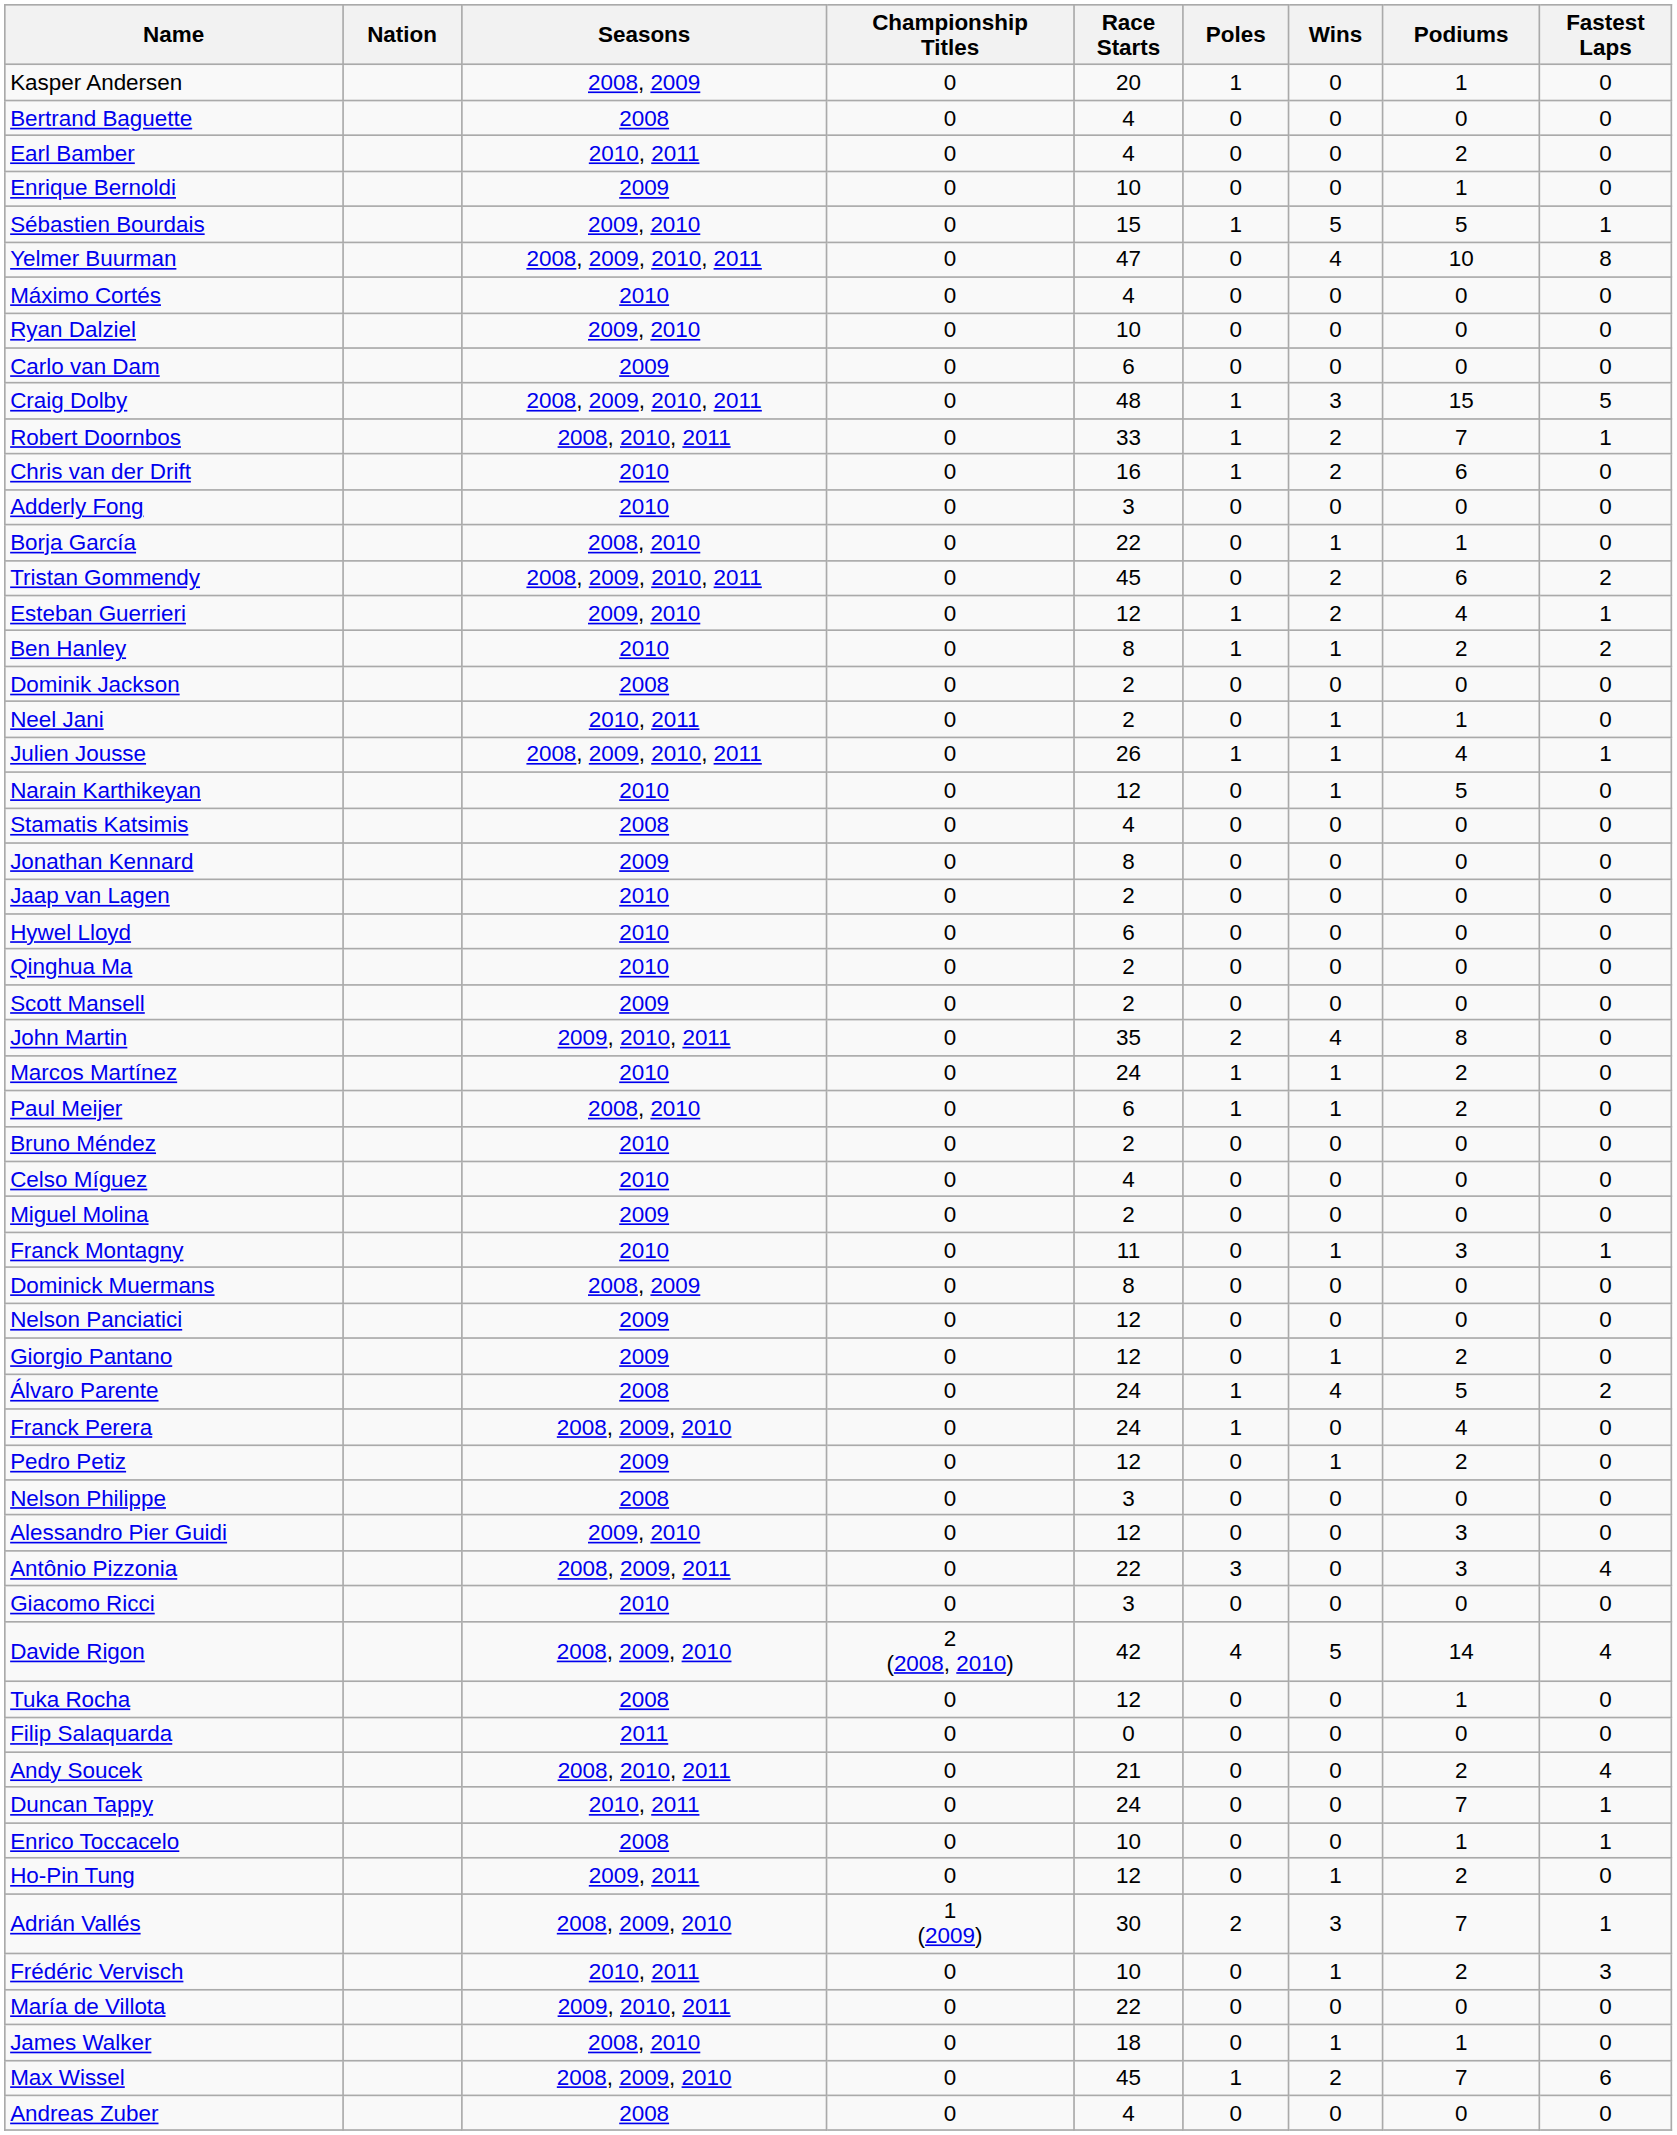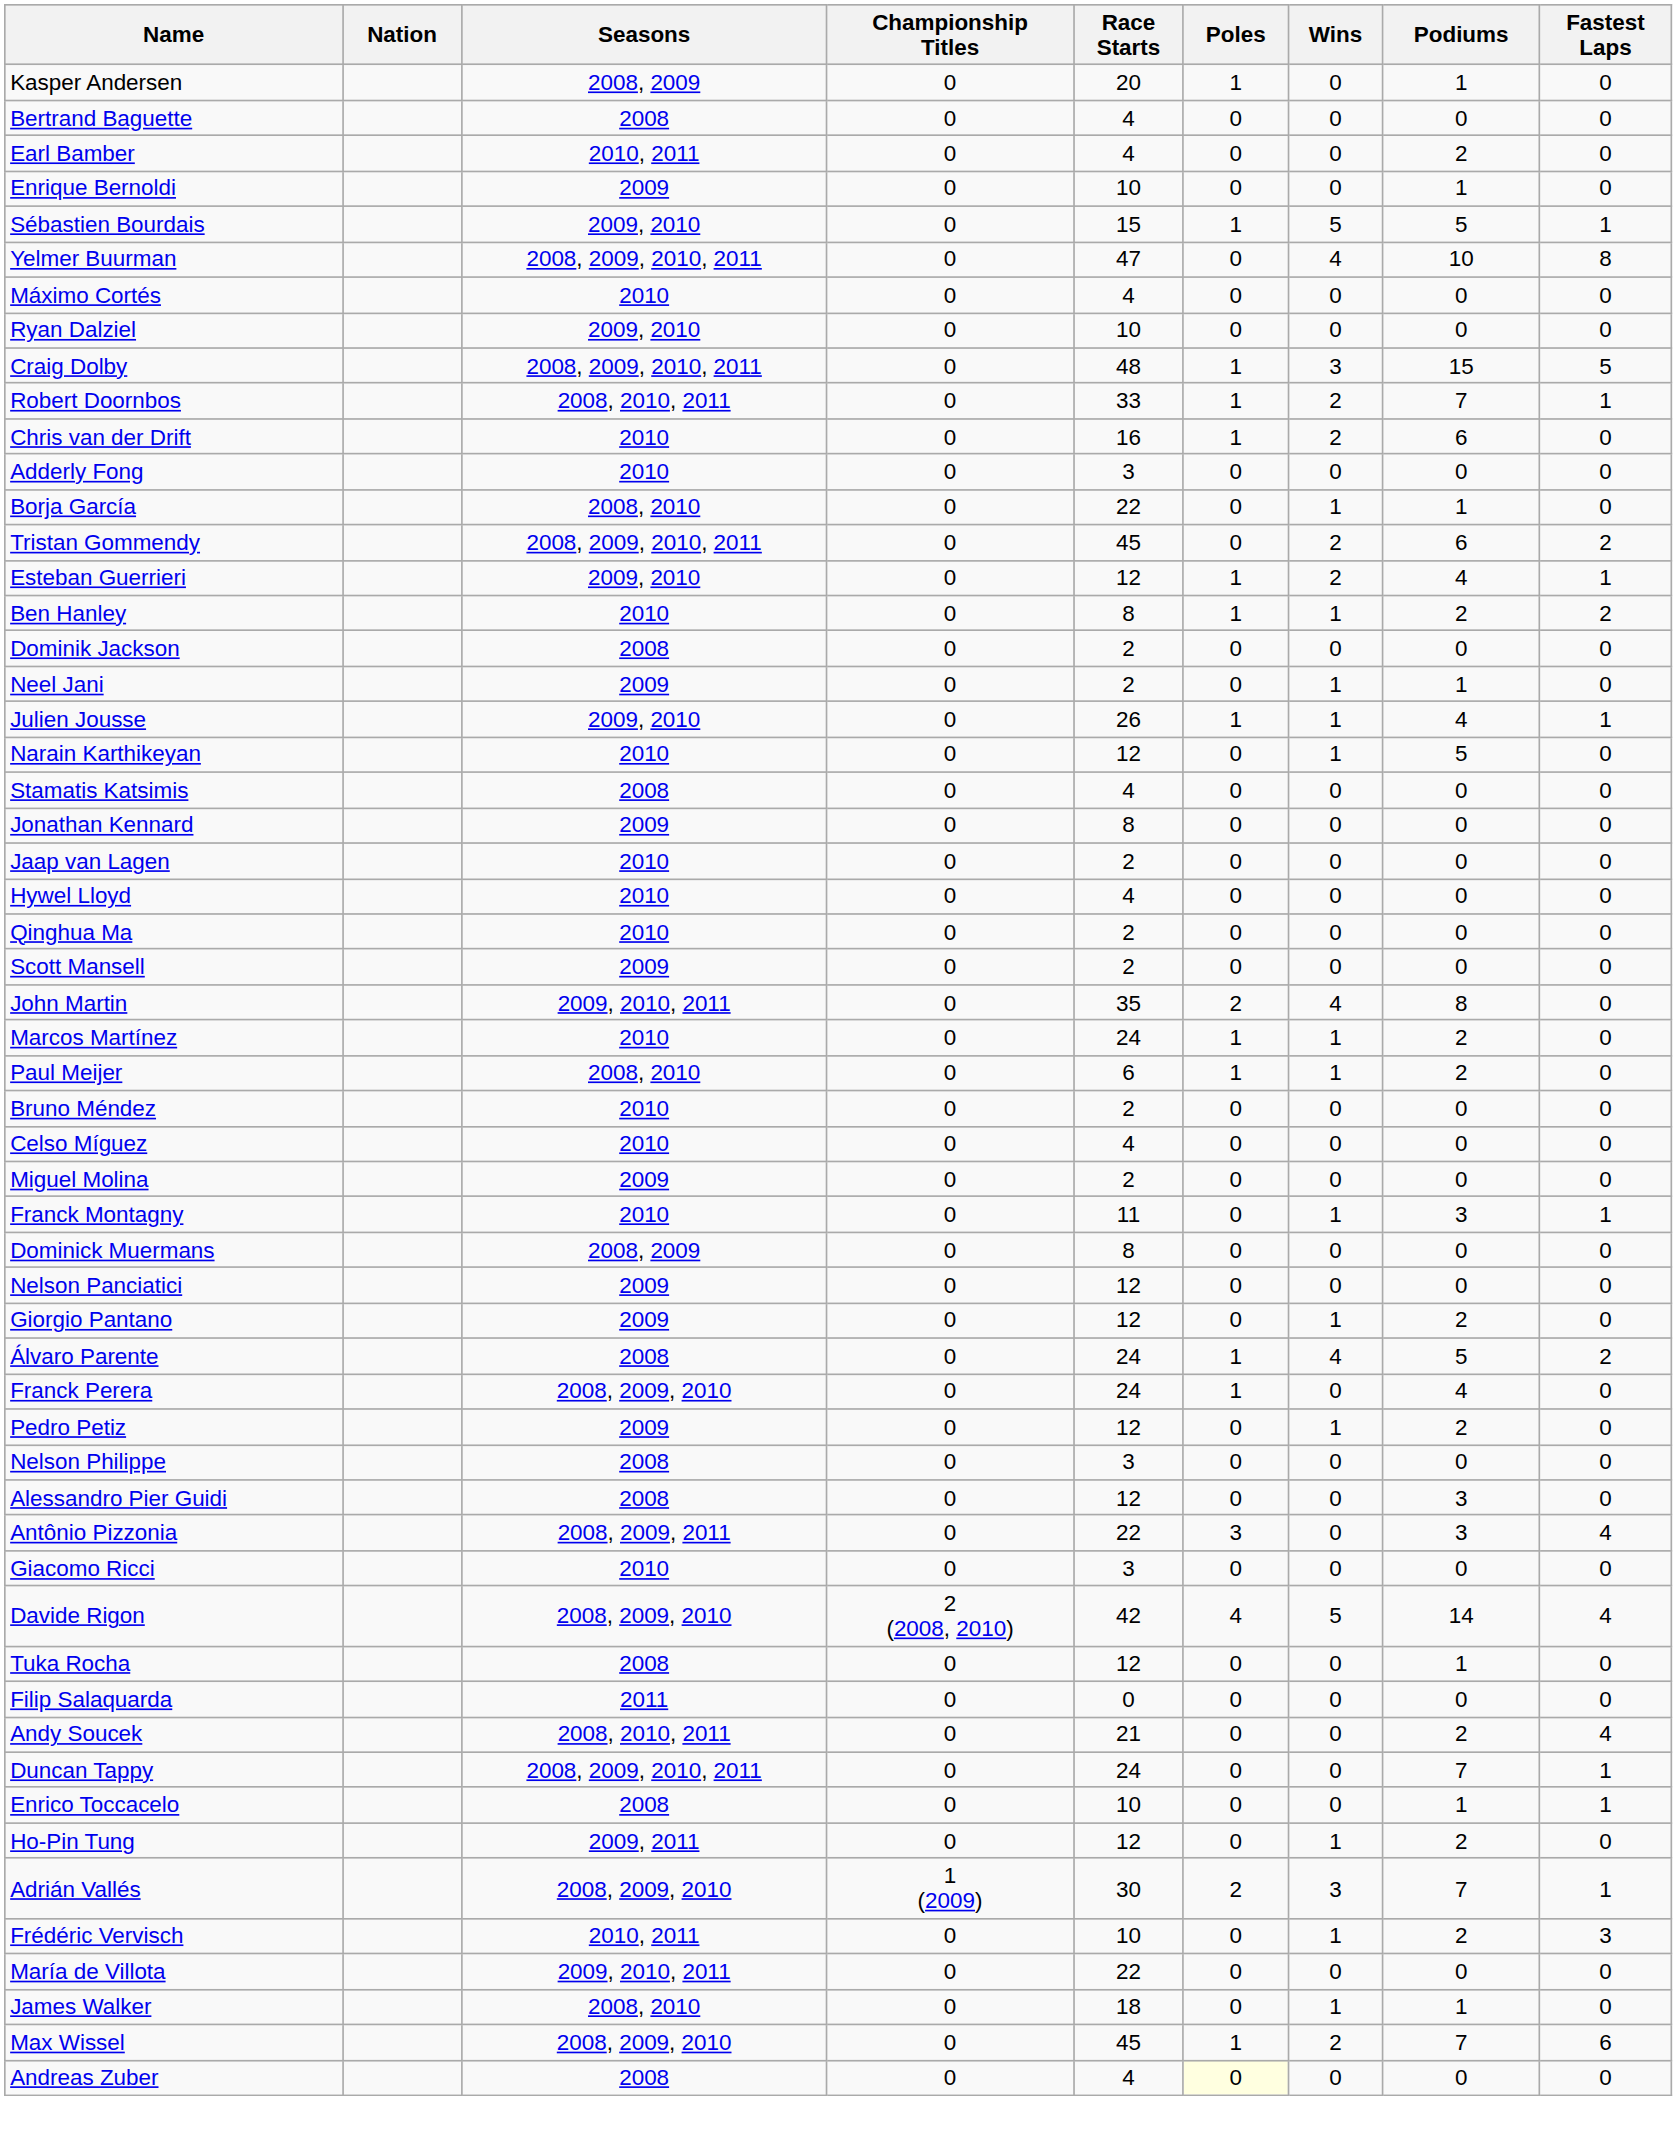- row: (85, 365)
(644, 719) 2010, 2011 -> (644, 684) 2009
(644, 754) 2008, 2009, 2010, 2011 -> (644, 719) 2009, 2010
(1128, 931) 6 -> (1128, 896) 4
(644, 1532) 2009, 2010 -> (644, 1497) 2008
(644, 1805) 2010, 2011 -> (644, 1769) 2008, 2009, 2010, 2011
(1236, 2113) no background -> (1236, 2077) lightyellow background
